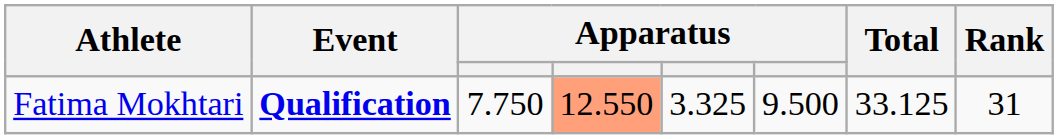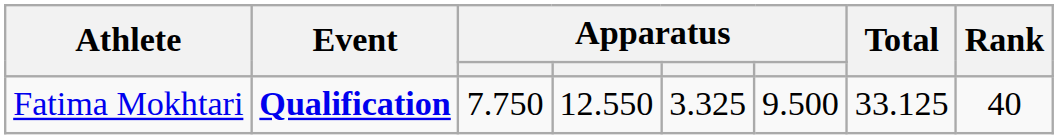(606, 104) lightsalmon background -> (606, 104) no background
(1004, 104) 31 -> (1004, 104) 40
